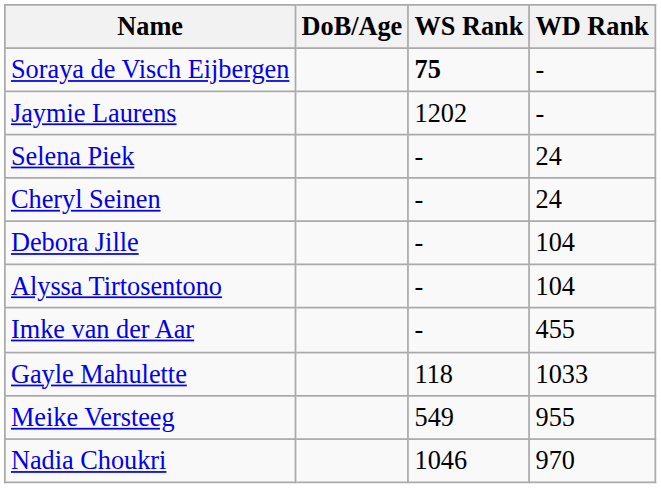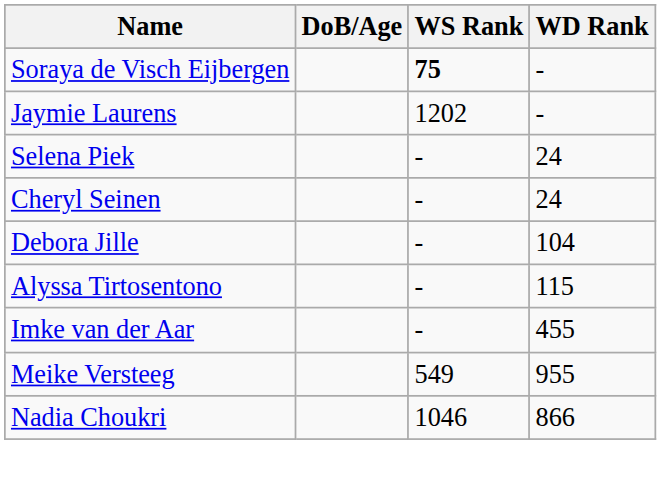(555, 286) 104 -> (555, 286) 115
- row: (99, 373)
(555, 459) 970 -> (555, 416) 866
